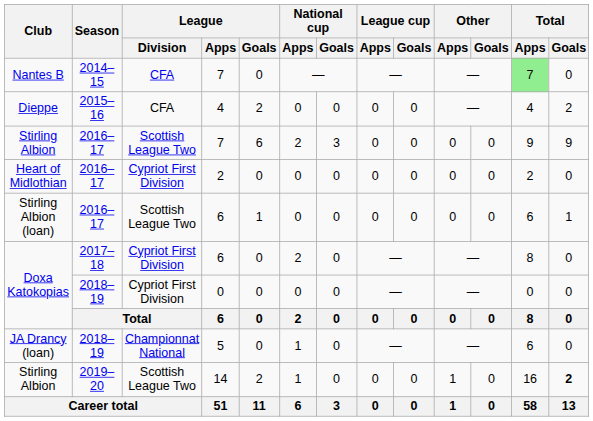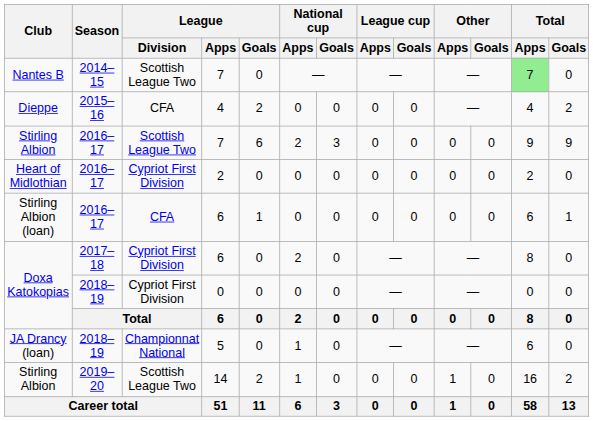(162, 75) CFA -> (162, 75) Scottish League Two
(162, 217) Scottish League Two -> (162, 217) CFA
(569, 379) bold -> (569, 379) normal
